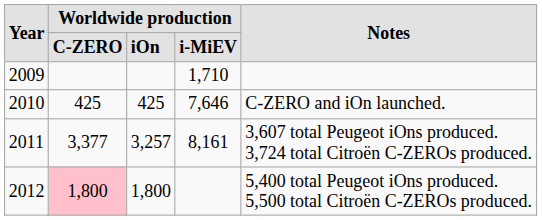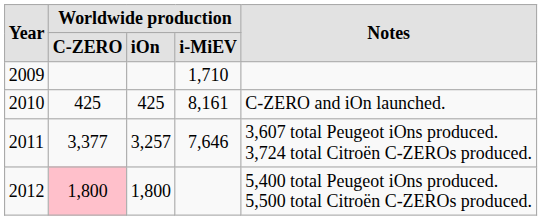(208, 103) 7,646 -> (208, 103) 8,161
(208, 142) 8,161 -> (208, 142) 7,646
